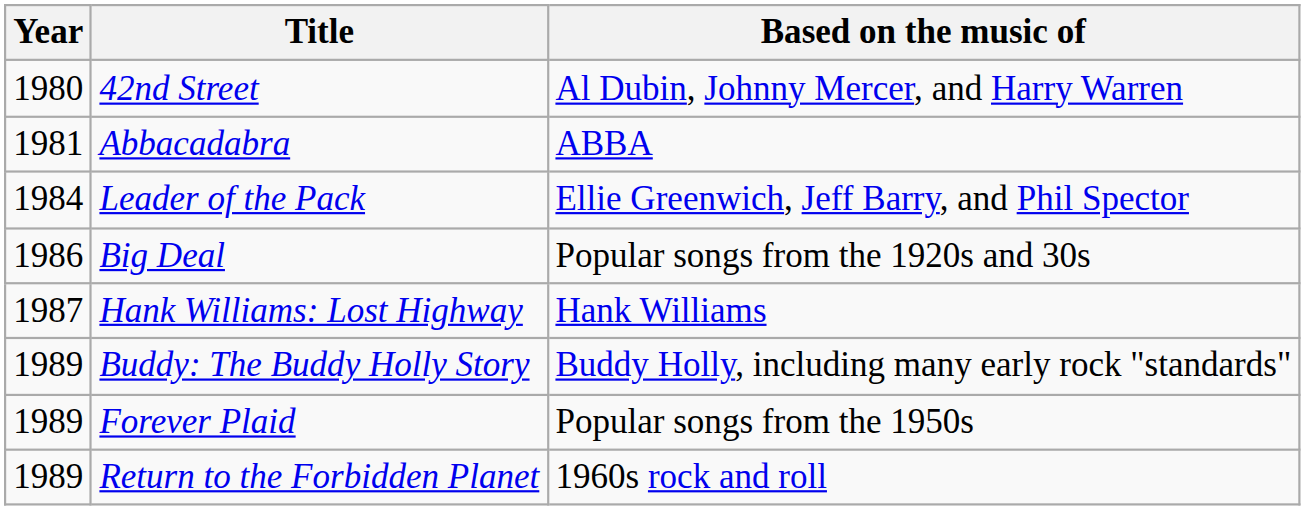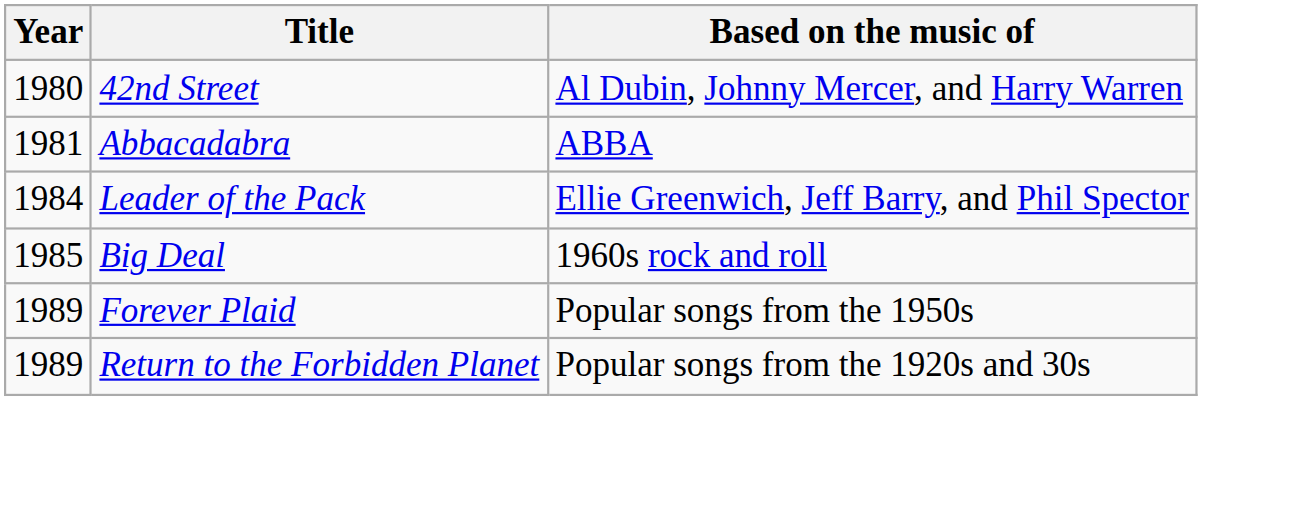(48, 254) 1986 -> (48, 254) 1985
(823, 254) Popular songs from the 1920s and 30s -> (691, 254) 1960s rock and roll
- row: (311, 310)
- row: (314, 365)
(691, 476) 1960s rock and roll -> (823, 365) Popular songs from the 1920s and 30s
